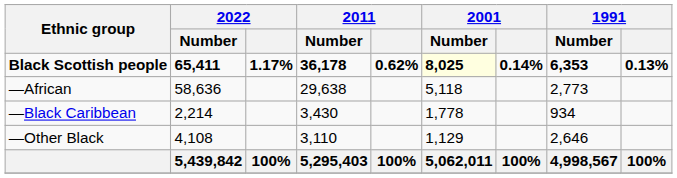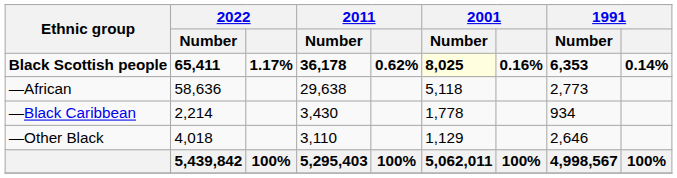(521, 65) 0.14% -> (521, 65) 0.16%
(647, 65) 0.13% -> (647, 65) 0.14%
(194, 137) 4,108 -> (194, 137) 4,018
